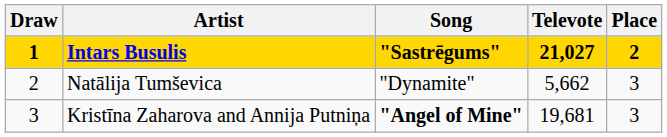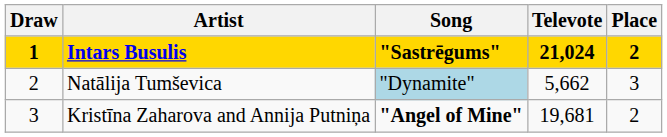(567, 52) 21,027 -> (567, 52) 21,024
(427, 83) no background -> (427, 83) lightblue background
(634, 115) 3 -> (634, 115) 2
